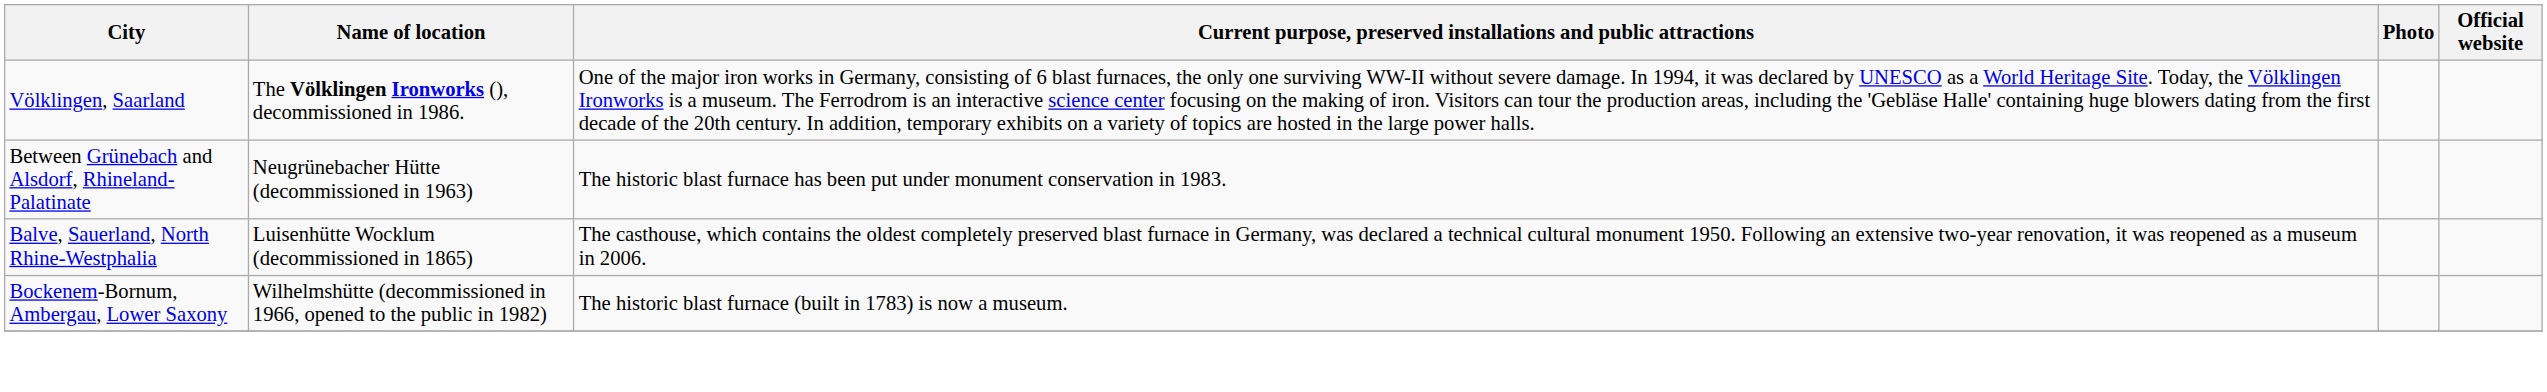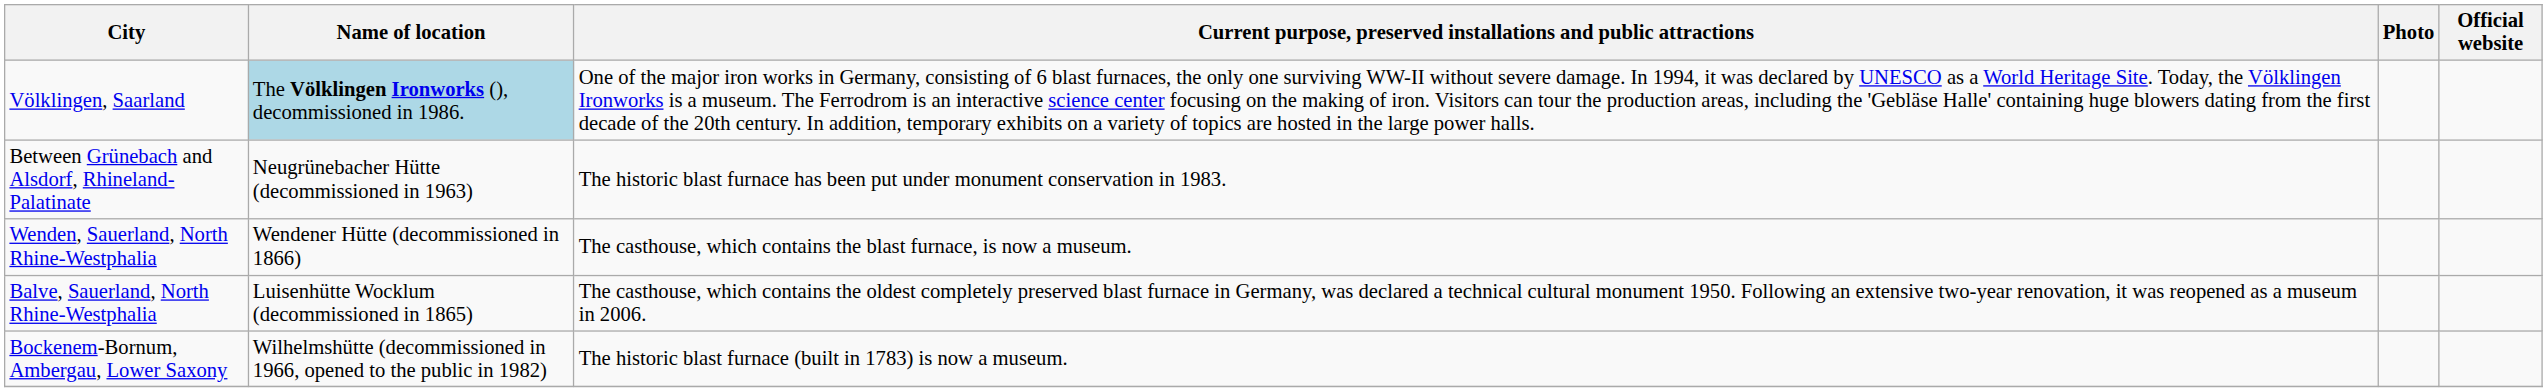(381, 100) no background -> (381, 100) lightblue background
+ row: (119, 246)
